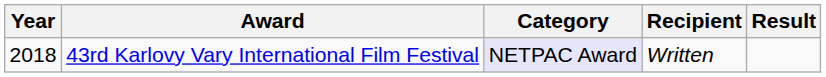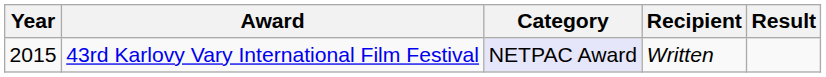(33, 54) 2018 -> (33, 54) 2015
